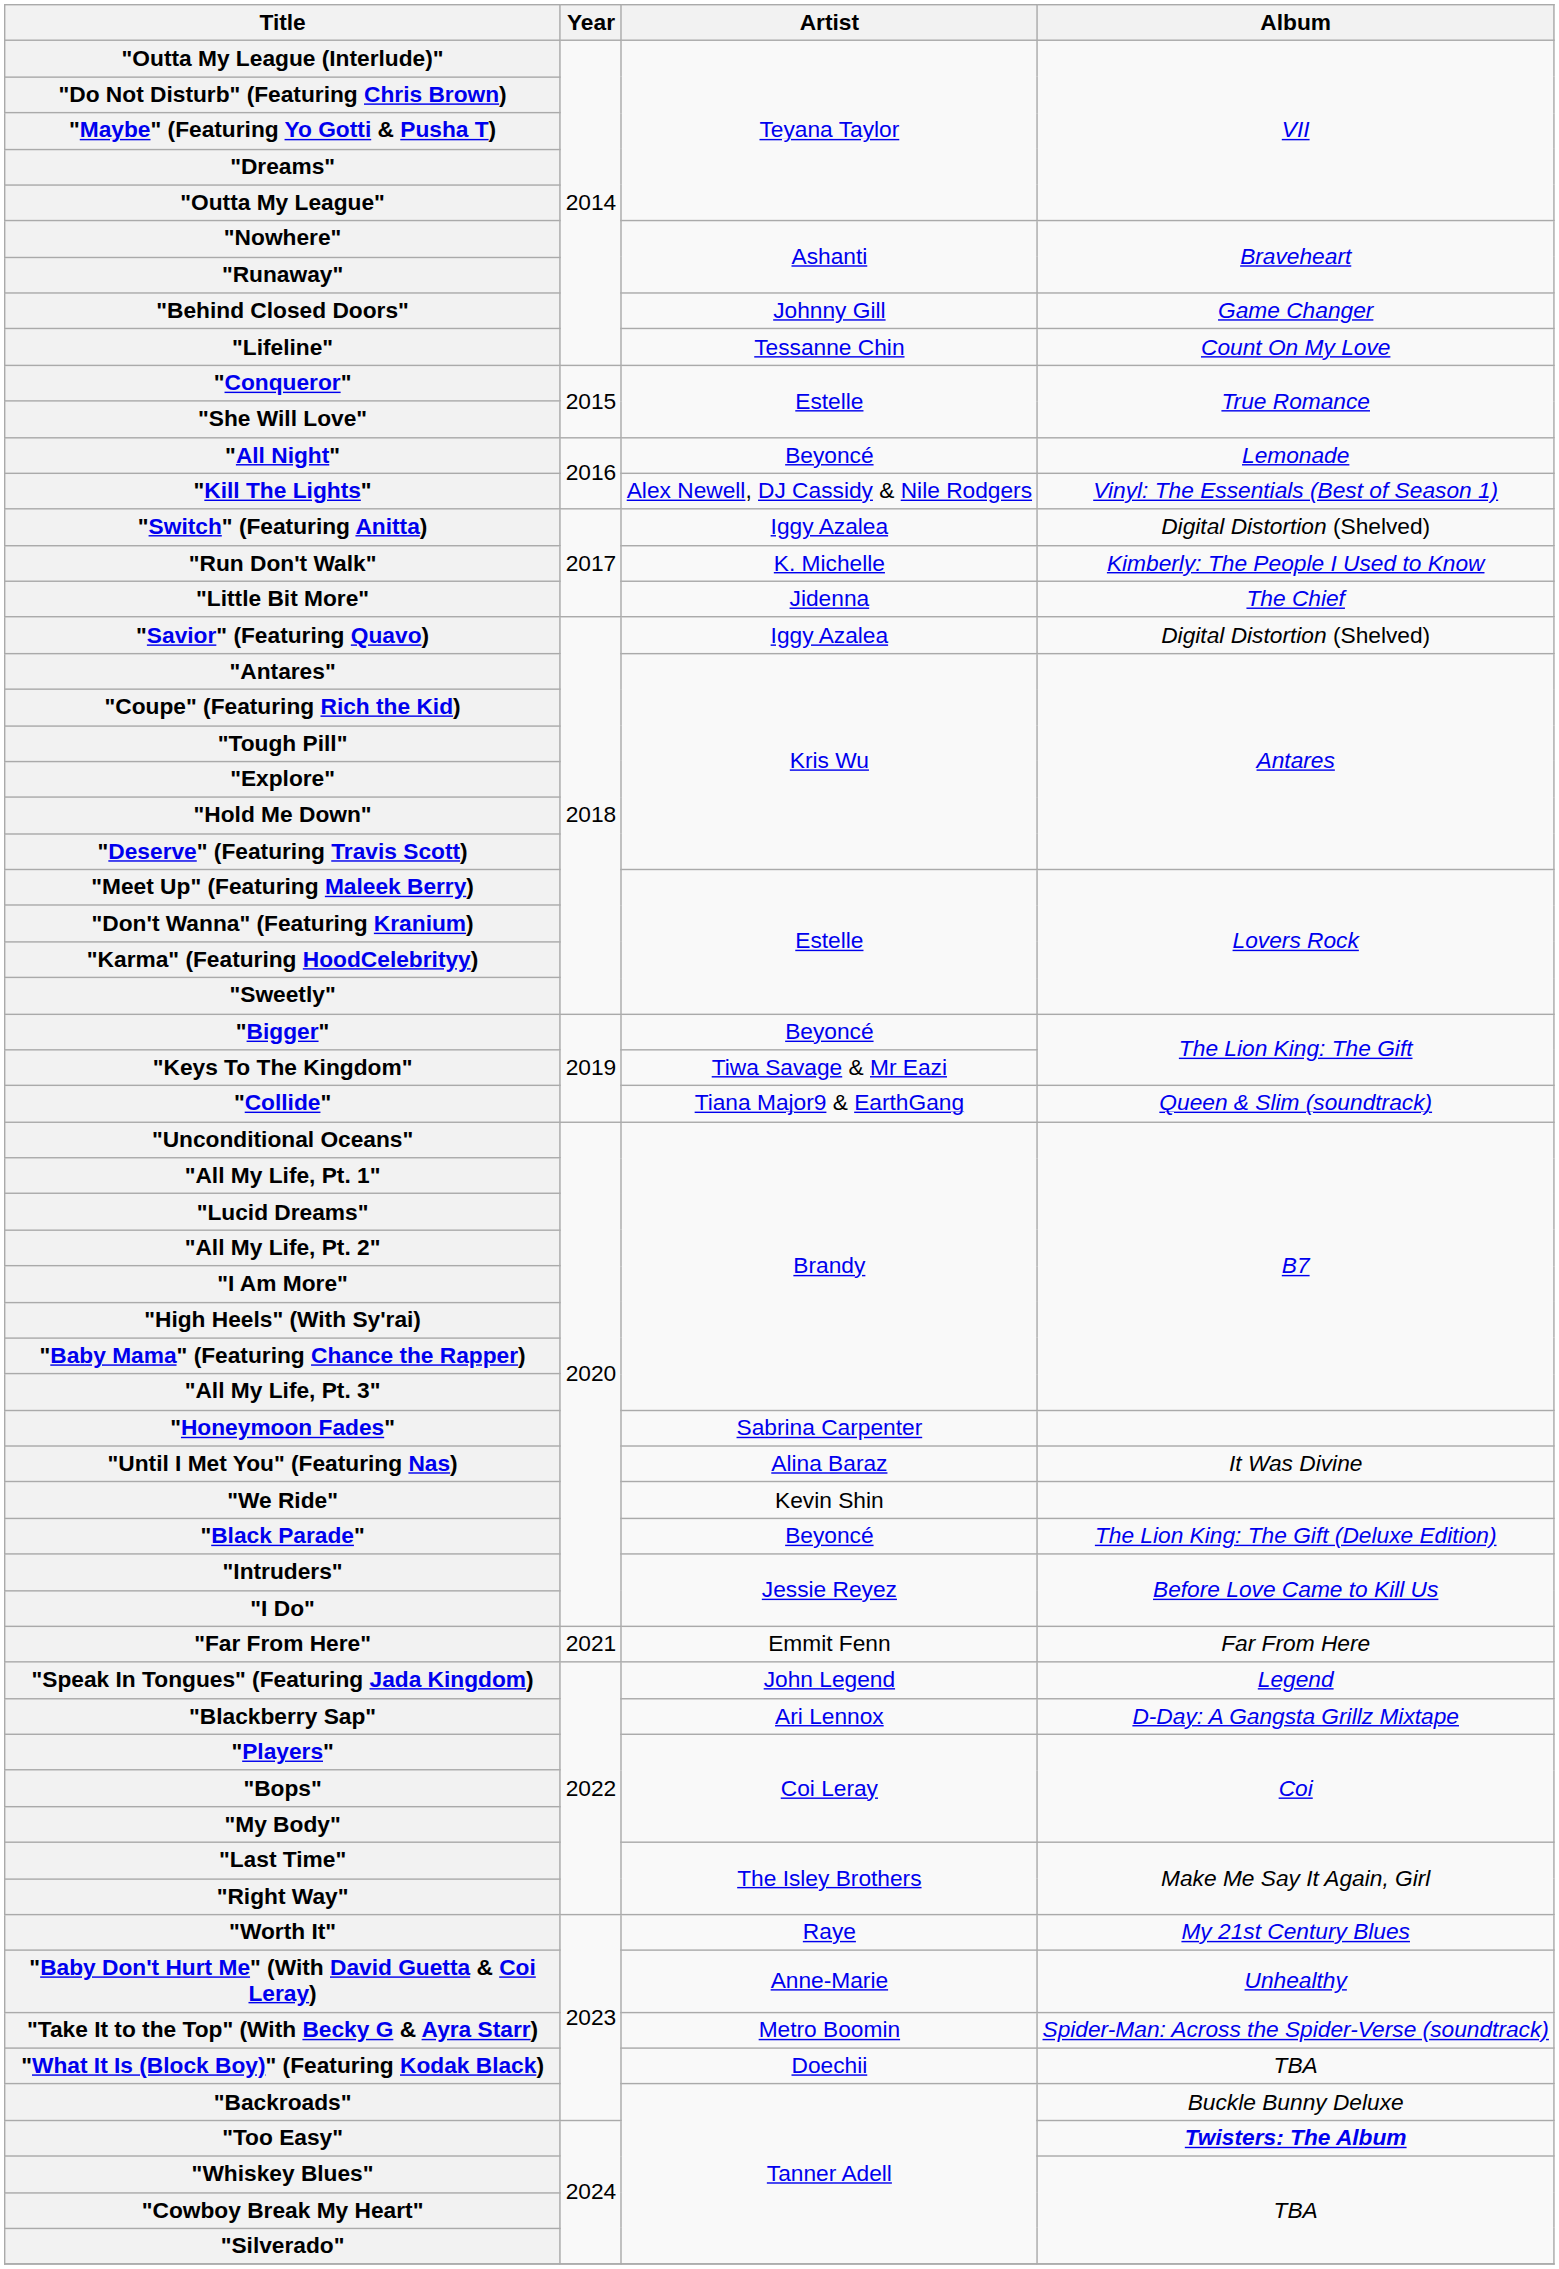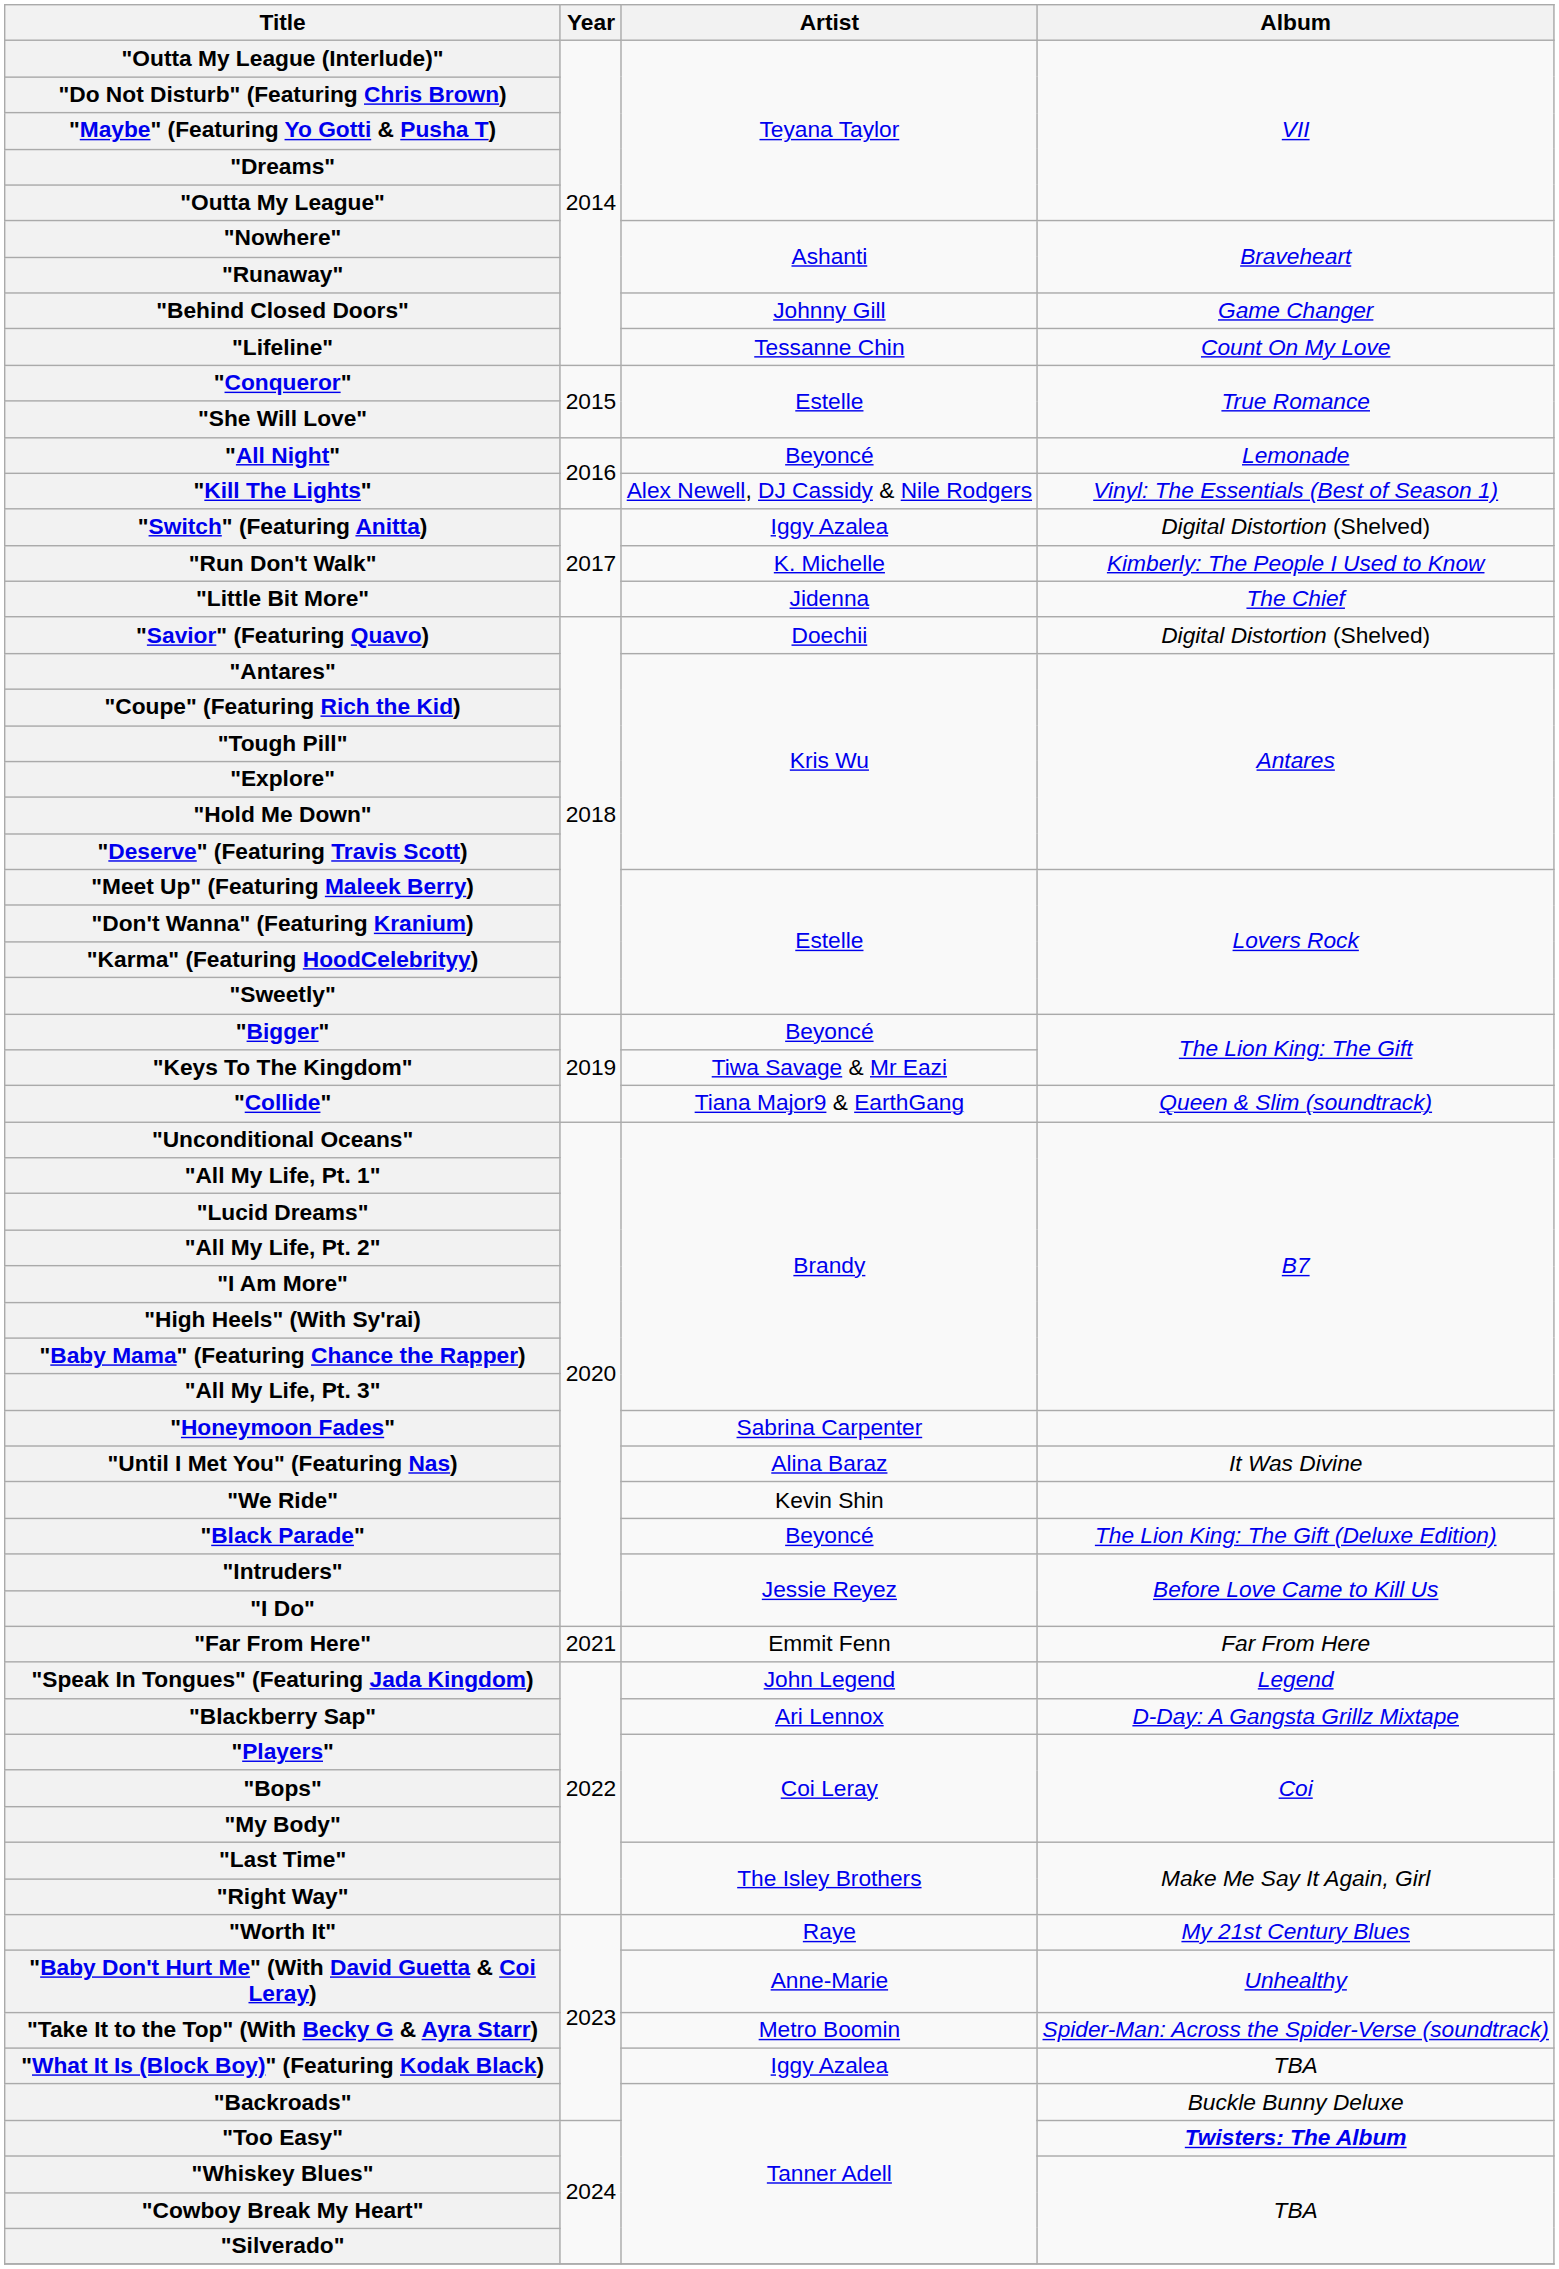(829, 635) Iggy Azalea -> (829, 635) Doechii
(829, 2065) Doechii -> (829, 2065) Iggy Azalea
